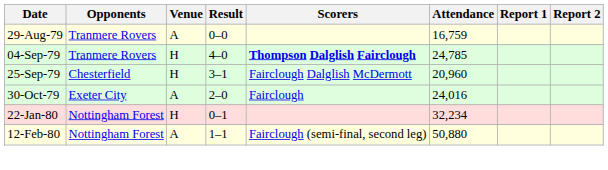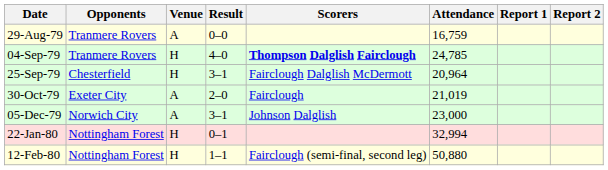(450, 74) 20,960 -> (450, 74) 20,964
(450, 94) 24,016 -> (450, 94) 21,019
+ row: (34, 114)
(450, 114) 32,234 -> (450, 134) 32,994
(174, 134) A -> (174, 154) H
